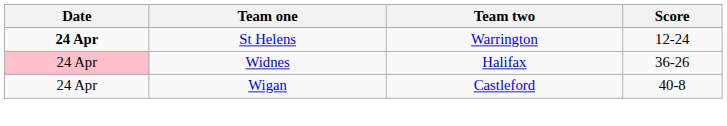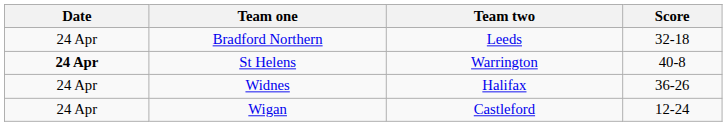+ row: (268, 39)
(672, 39) 12-24 -> (672, 62) 40-8
(77, 62) pink background -> (77, 86) no background
(672, 86) 40-8 -> (672, 109) 12-24
